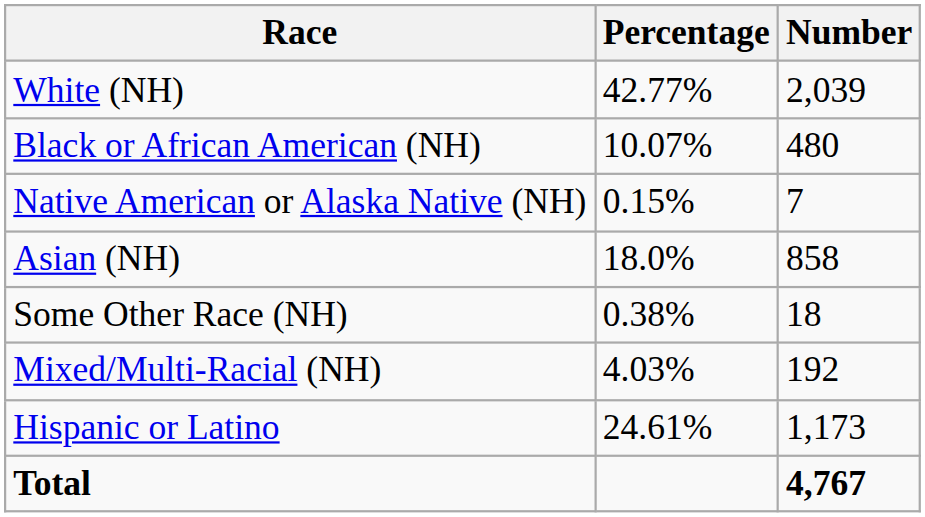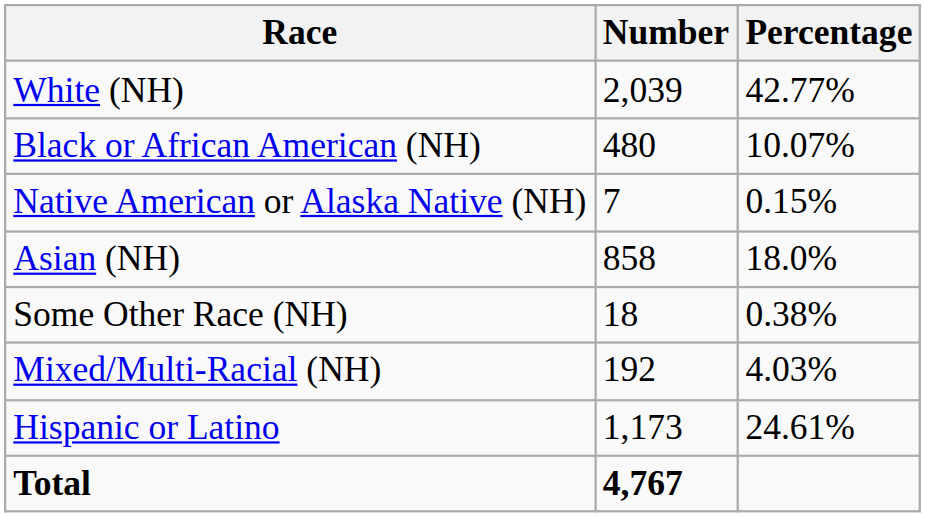columns swapped: (849, 32) <-> (686, 32)
